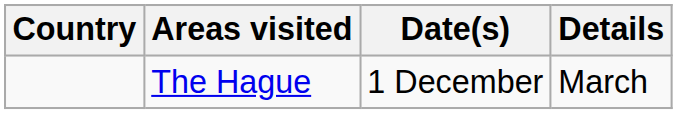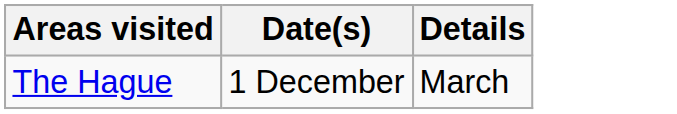- column: (74, 30)
